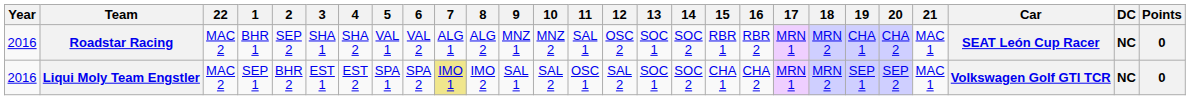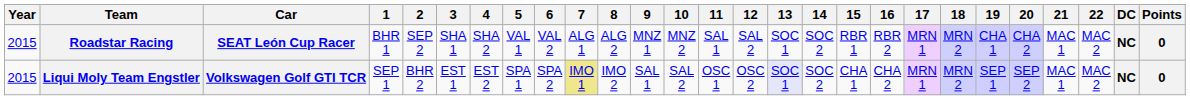columns swapped: (1031, 14) <-> (221, 14)
(22, 42) 2016 -> (22, 42) 2015
(620, 42) OSC 2 -> (751, 42) SAL 2
(22, 77) 2016 -> (22, 77) 2015
(620, 77) SAL 2 -> (751, 77) OSC 2
(654, 77) no background -> (785, 77) lavender background
